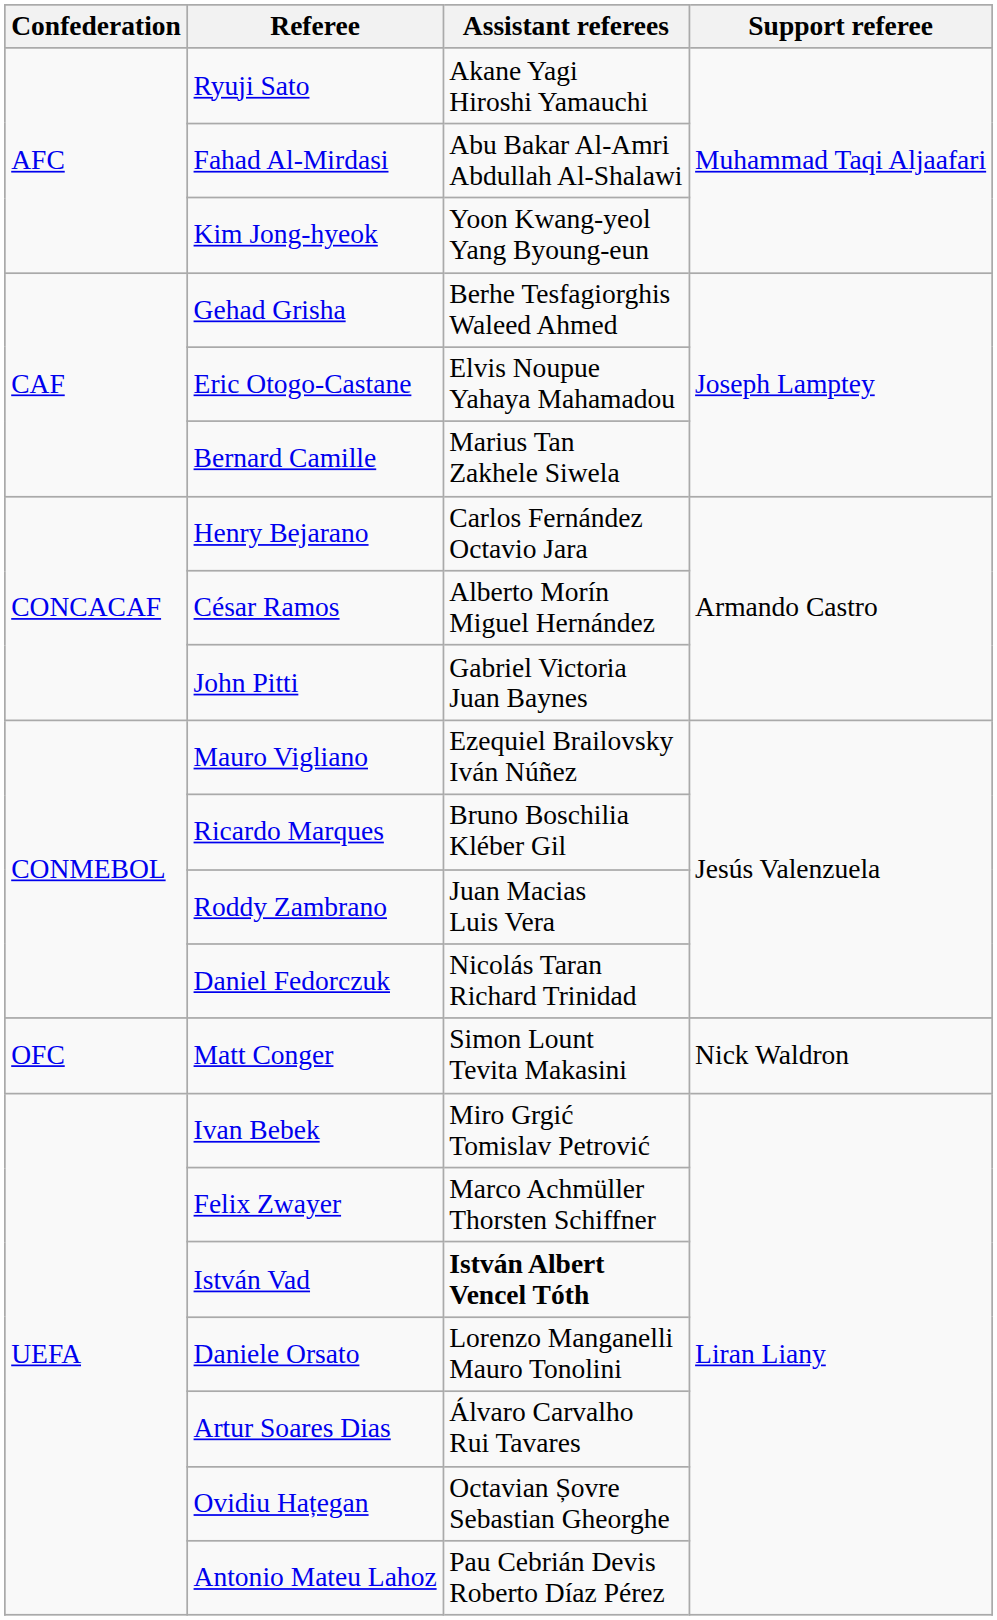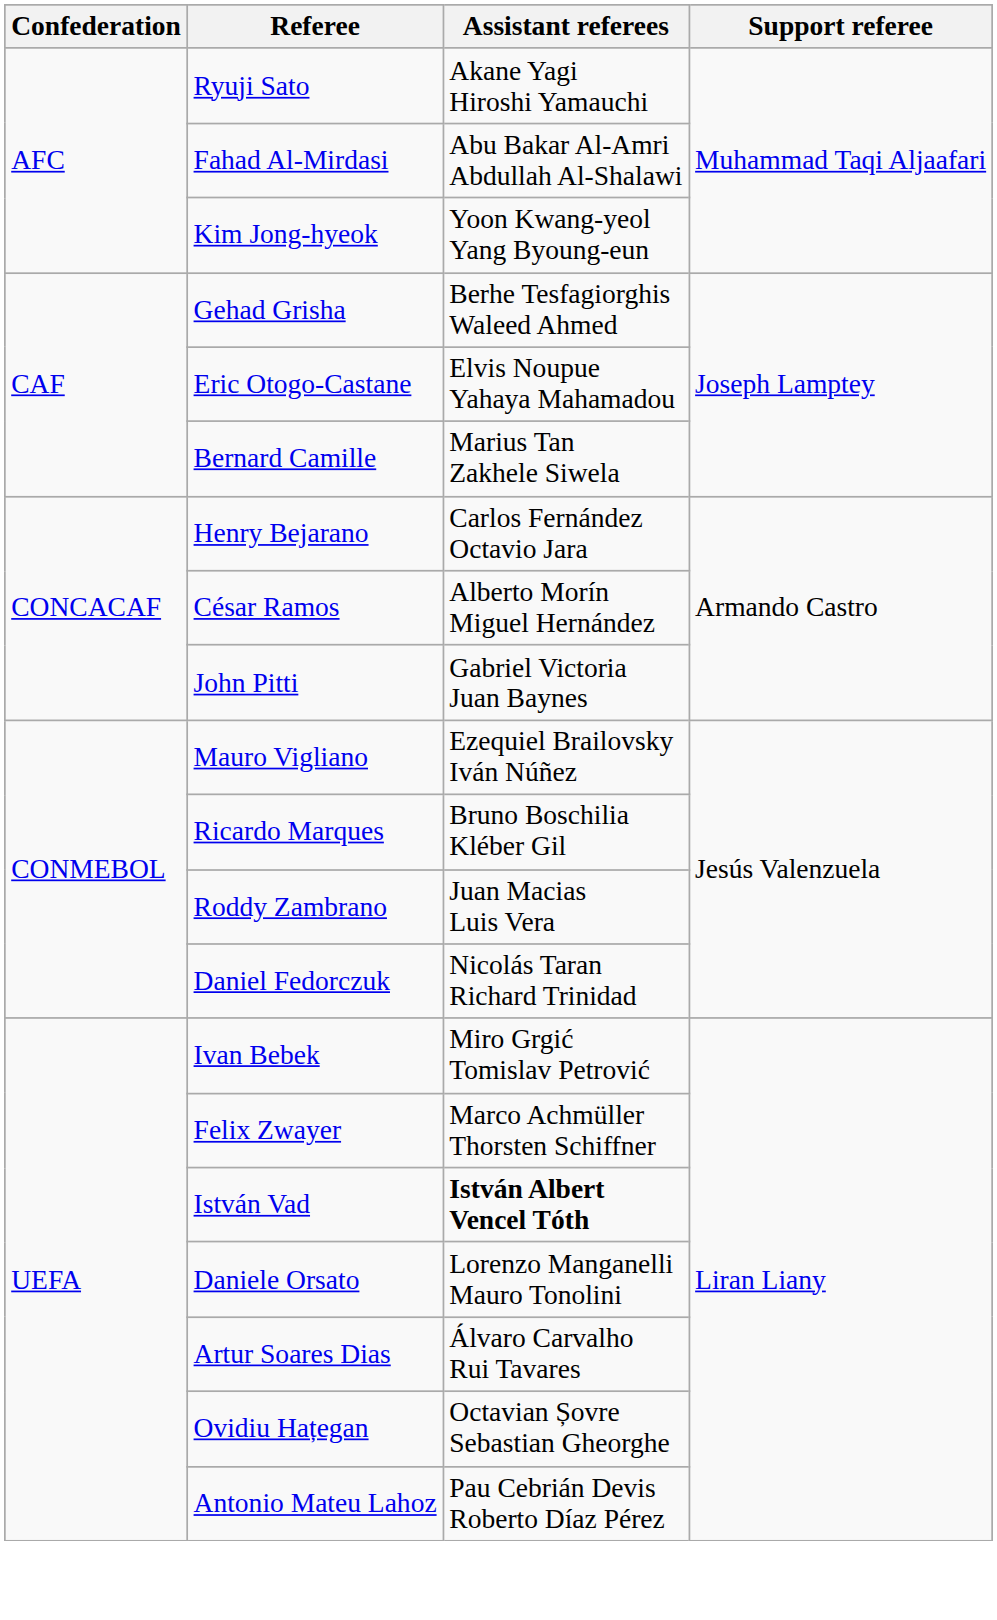- row: (264, 1055)
